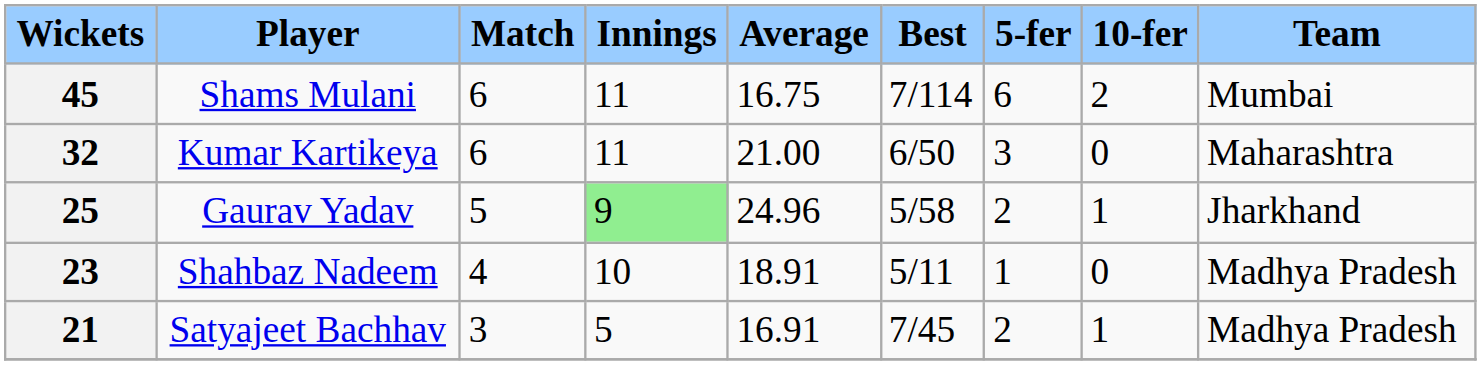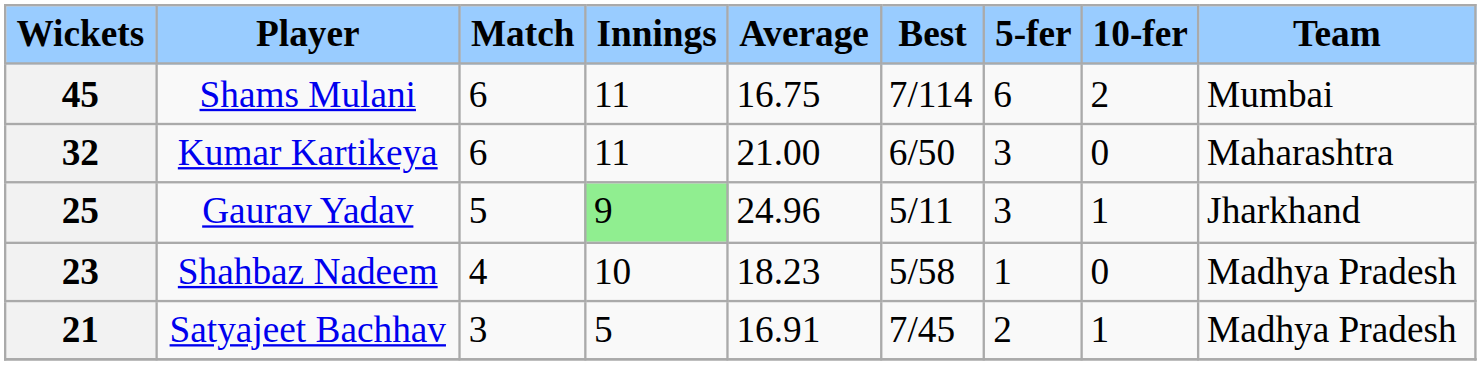(922, 211) 5/58 -> (921, 211) 5/11
(1003, 211) 2 -> (1003, 211) 3
(778, 270) 18.91 -> (778, 270) 18.23
(921, 270) 5/11 -> (922, 270) 5/58
